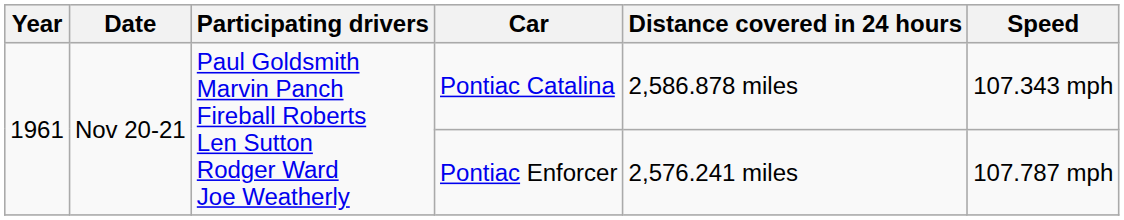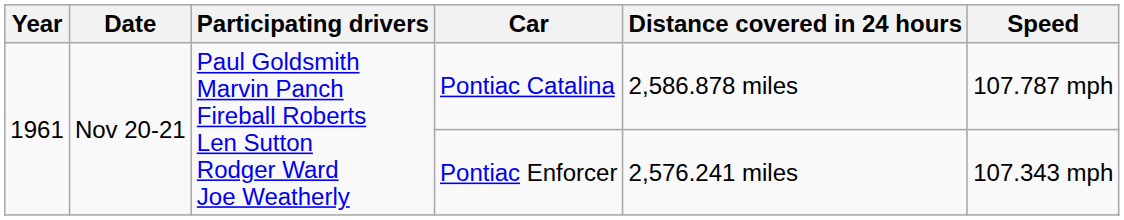(1043, 86) 107.343 mph -> (1043, 86) 107.787 mph
(1043, 172) 107.787 mph -> (1043, 172) 107.343 mph
